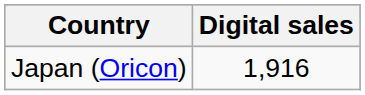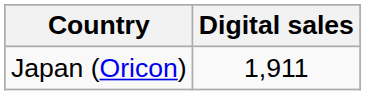(276, 67) 1,916 -> (276, 67) 1,911
